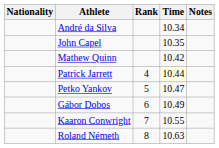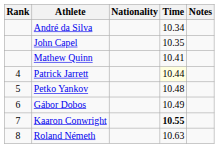columns swapped: (146, 12) <-> (30, 12)
(173, 58) 10.42 -> (173, 58) 10.41
(173, 89) 10.47 -> (173, 89) 10.48
(173, 120) normal -> (173, 120) bold
